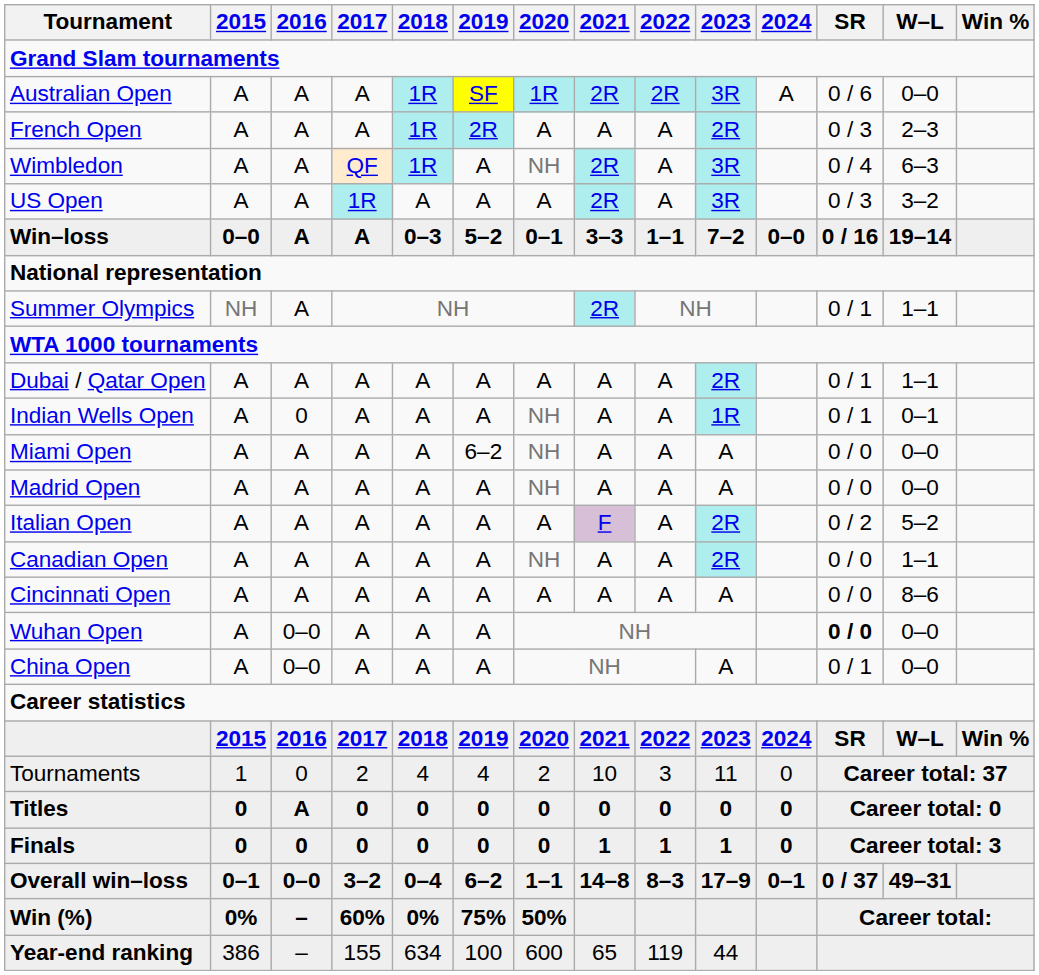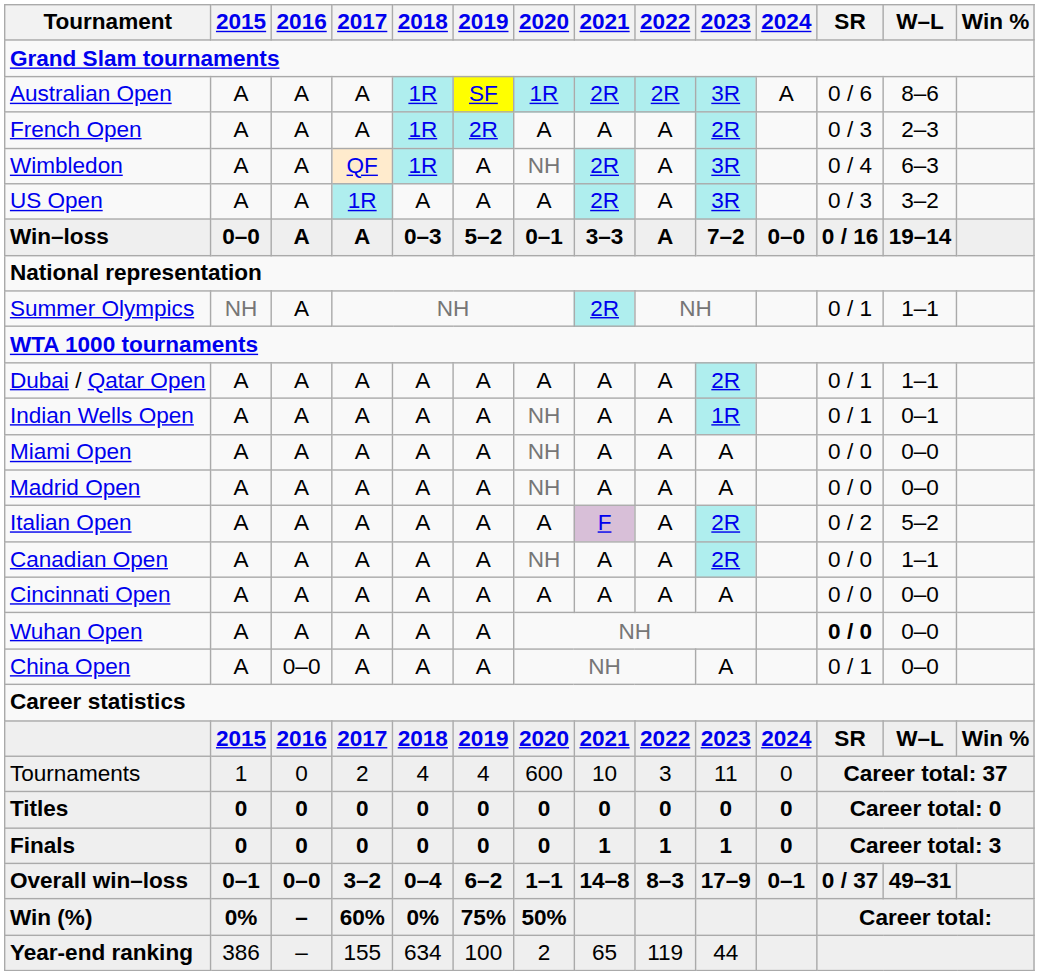(920, 93) 0–0 -> (920, 93) 8–6
(665, 237) 1–1 -> (665, 237) A
(302, 415) 0 -> (302, 415) A
(483, 451) 6–2 -> (483, 451) A
(920, 594) 8–6 -> (920, 594) 0–0
(302, 630) 0–0 -> (302, 630) A
(544, 773) 2 -> (544, 773) 600
(302, 809) A -> (302, 809) 0
(544, 952) 600 -> (544, 952) 2
